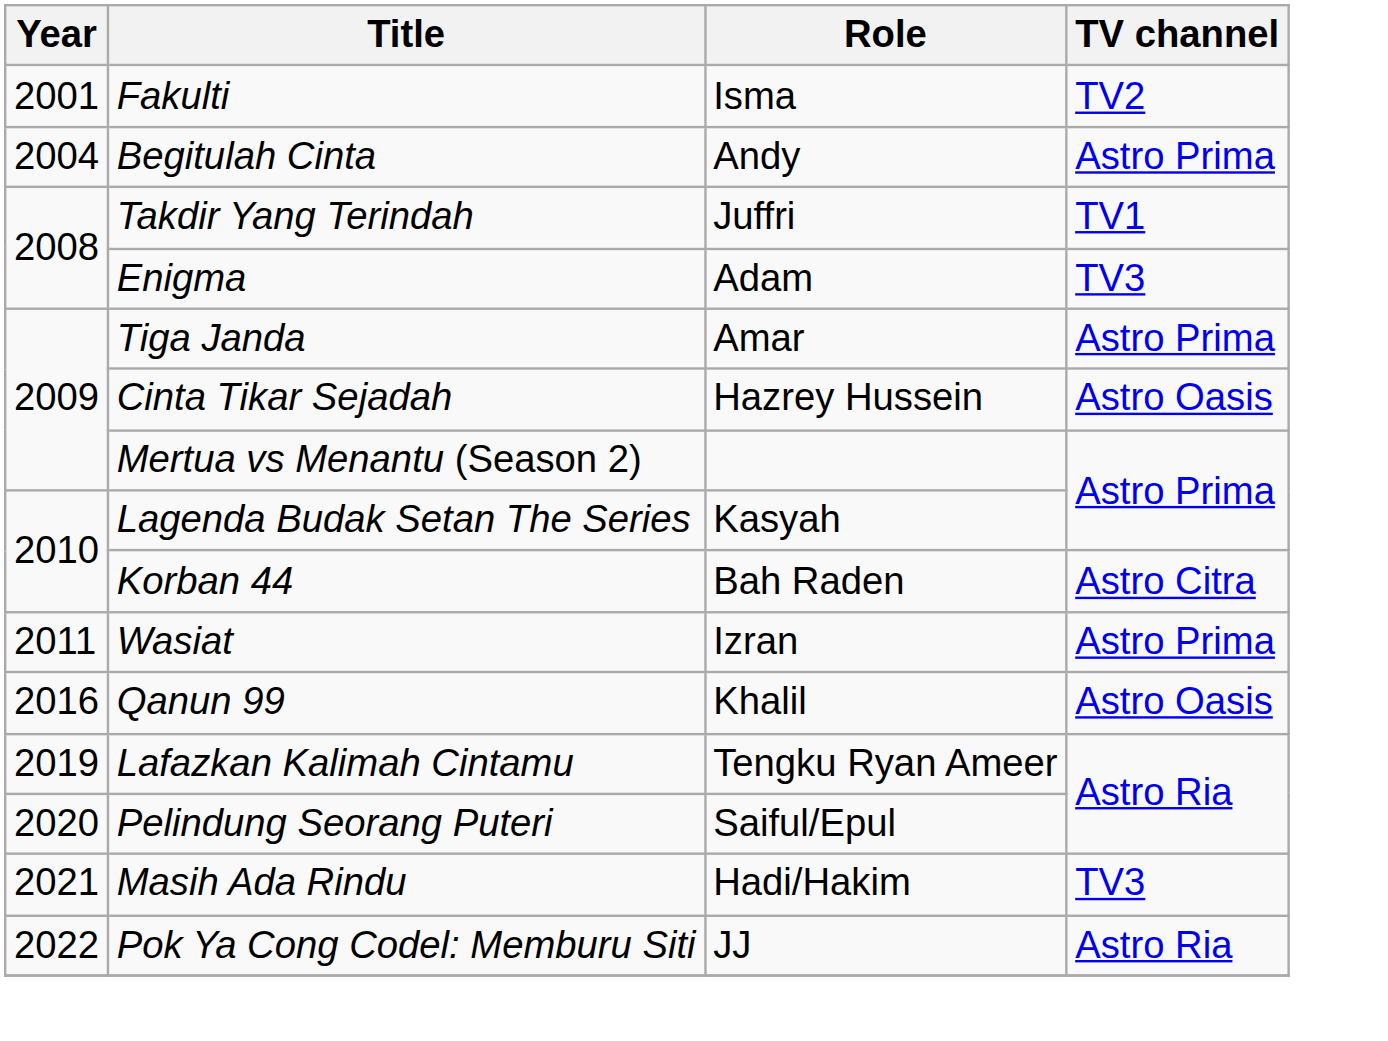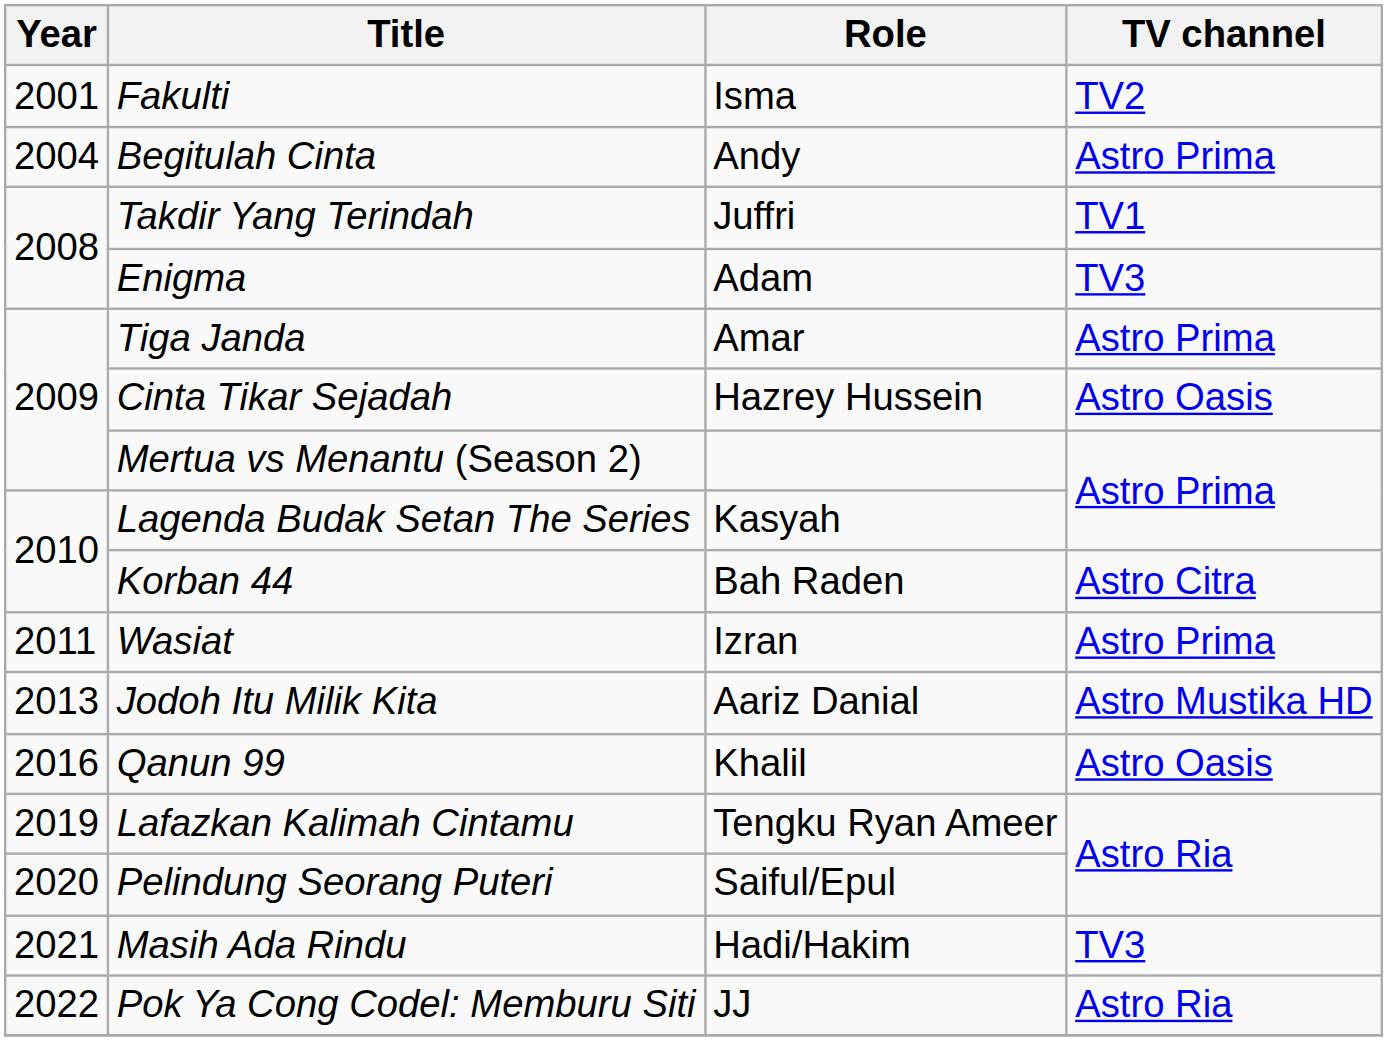+ row: (277, 701)
